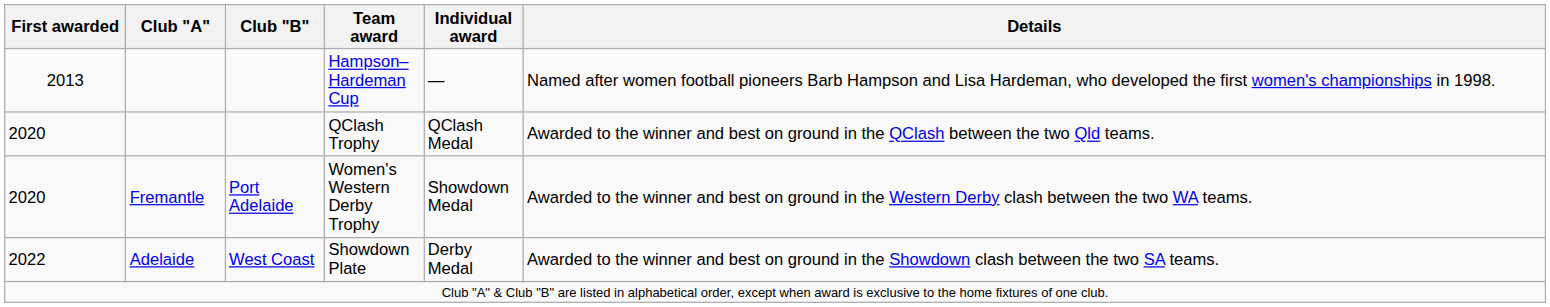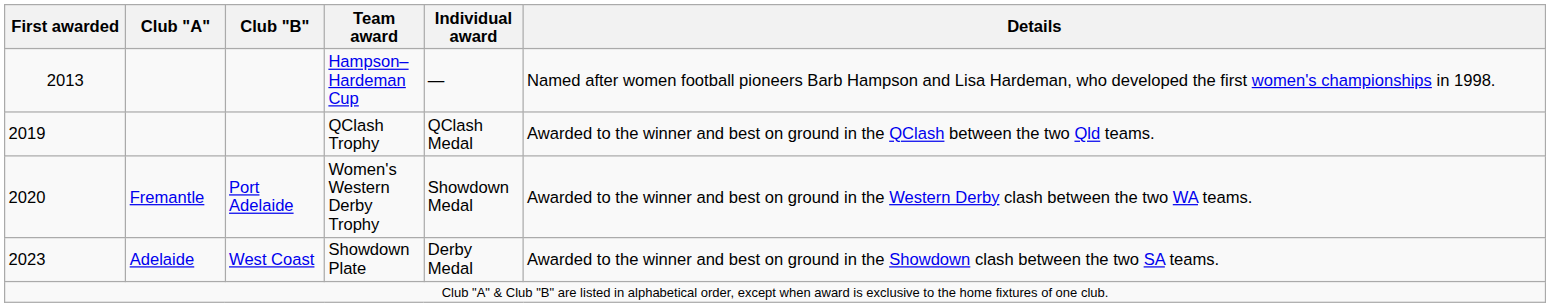(27, 134) 2020 -> (27, 134) 2019
(27, 259) 2022 -> (27, 259) 2023
